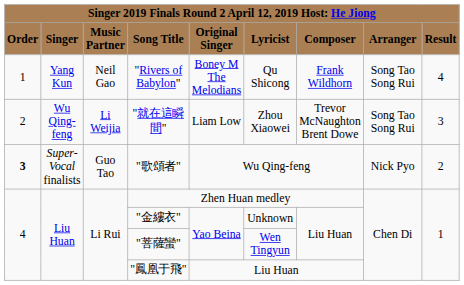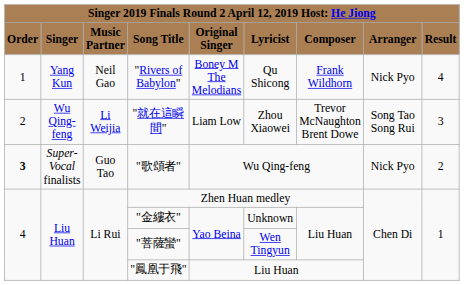(393, 77) Song Tao Song Rui -> (393, 77) Nick Pyo
